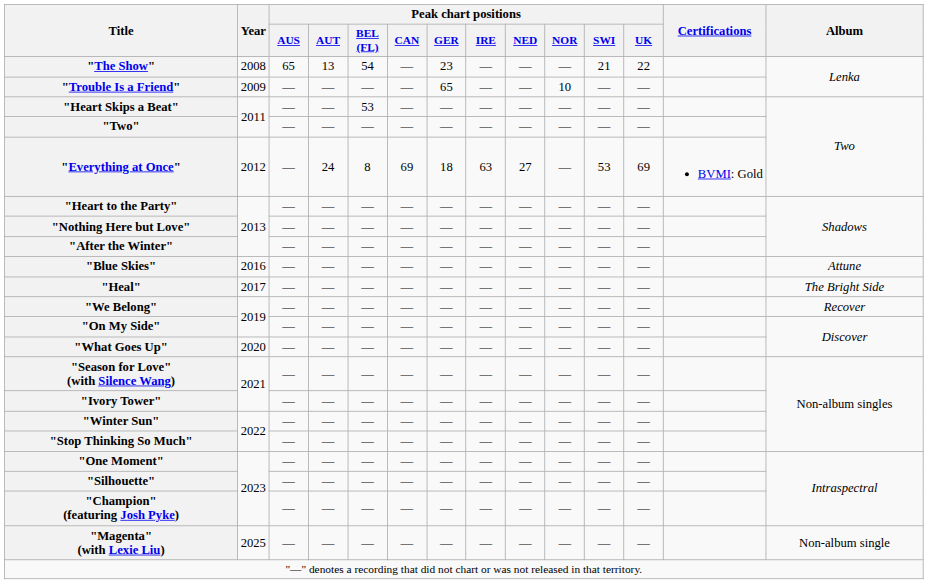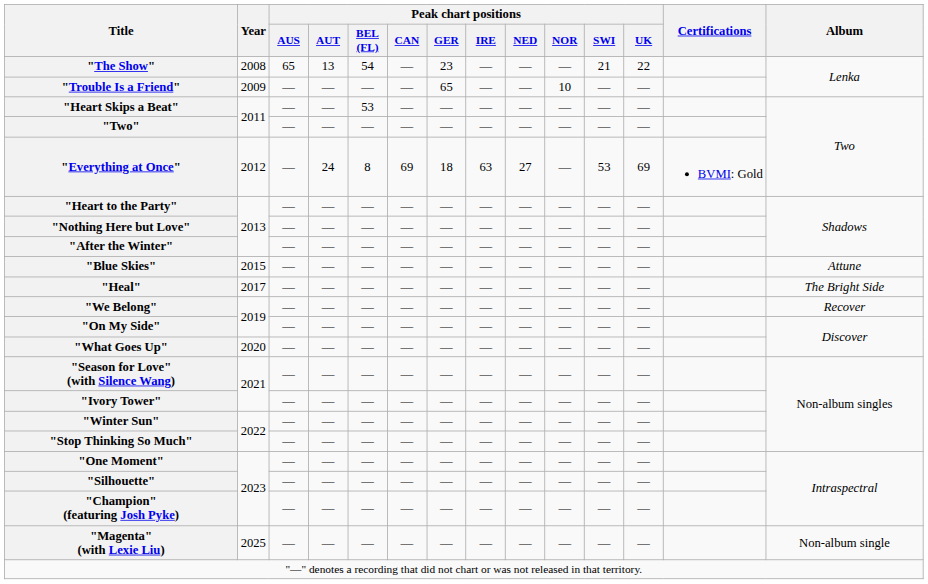(253, 266) 2016 -> (253, 266) 2015
